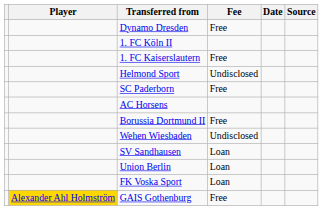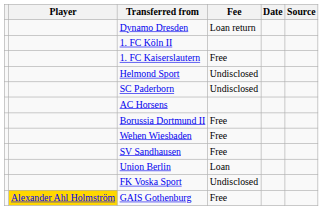(218, 27) Free -> (233, 27) Loan return
(218, 89) Free -> (234, 89) Undisclosed
(234, 136) Undisclosed -> (218, 136) Free
(220, 151) Loan -> (218, 151) Free
(220, 182) Loan -> (234, 182) Undisclosed
